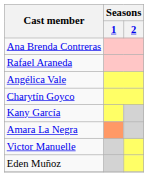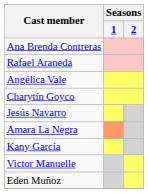+ row: (37, 113)
rows swapped: (34, 113) <-> (42, 130)
